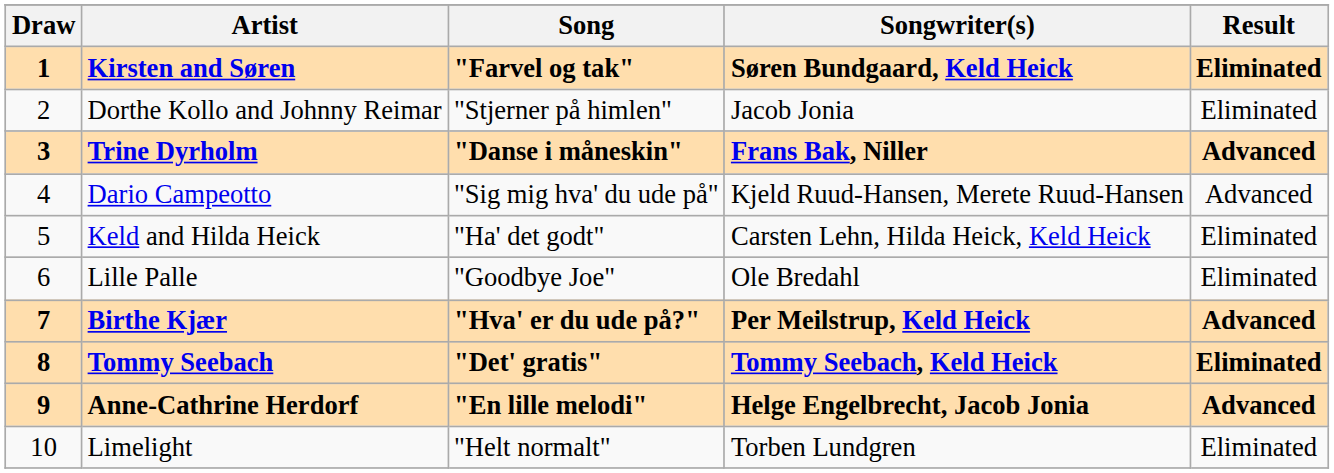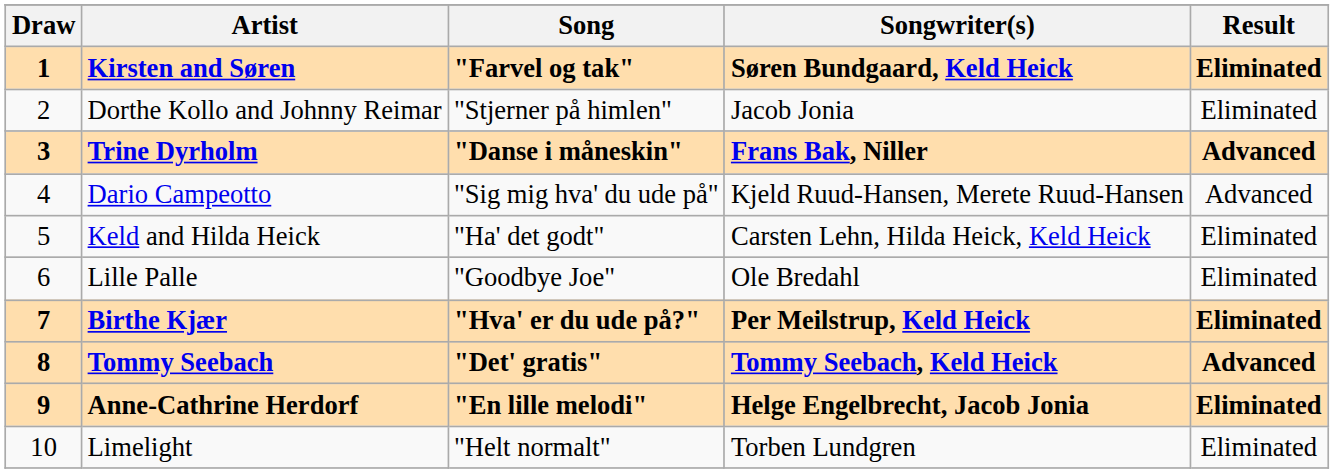(1259, 320) Advanced -> (1259, 320) Eliminated
(1259, 362) Eliminated -> (1259, 362) Advanced
(1259, 404) Advanced -> (1259, 404) Eliminated
